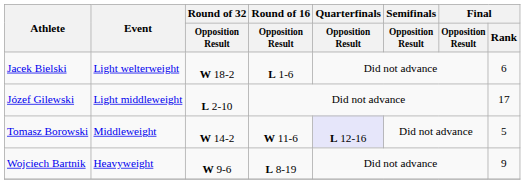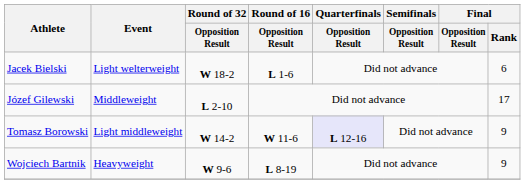(138, 100) Light middleweight -> (125, 100) Middleweight
(125, 132) Middleweight -> (138, 132) Light middleweight
(504, 132) 5 -> (504, 132) 9
